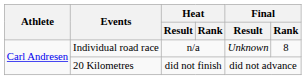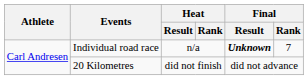(248, 48) normal -> (249, 48) bold
(286, 48) 8 -> (288, 48) 7
